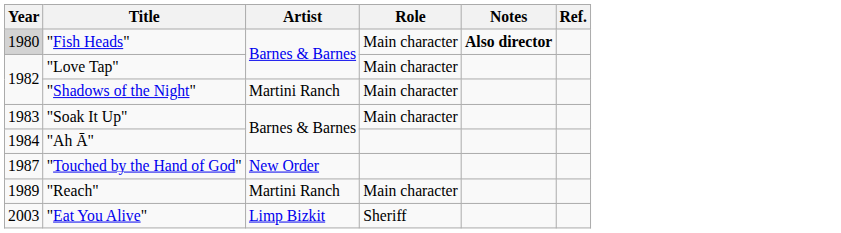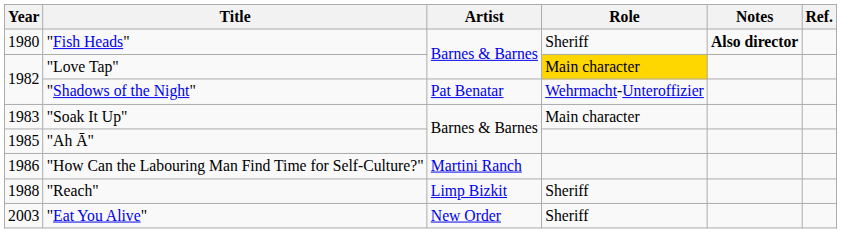(24, 41) lightgrey background -> (24, 41) no background
(411, 41) Main character -> (567, 41) Sheriff
(411, 66) no background -> (592, 66) gold background
(294, 91) Martini Ranch -> (467, 91) Pat Benatar
(411, 91) Main character -> (624, 91) Wehrmacht-Unteroffizier
(24, 141) 1984 -> (24, 141) 1985
+ row: (235, 166)
- row: (144, 166)
(24, 191) 1989 -> (24, 191) 1988
(294, 191) Martini Ranch -> (469, 191) Limp Bizkit
(411, 191) Main character -> (567, 191) Sheriff
(287, 215) Limp Bizkit -> (466, 215) New Order
